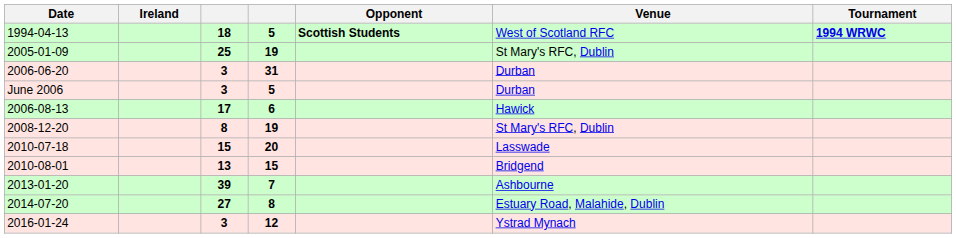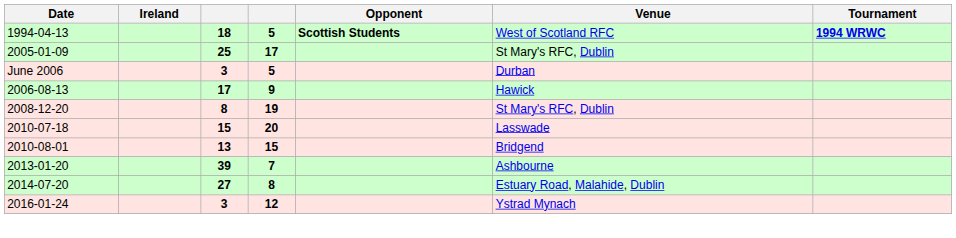(272, 52) 19 -> (272, 52) 17
- row: (38, 71)
(272, 109) 6 -> (272, 90) 9
